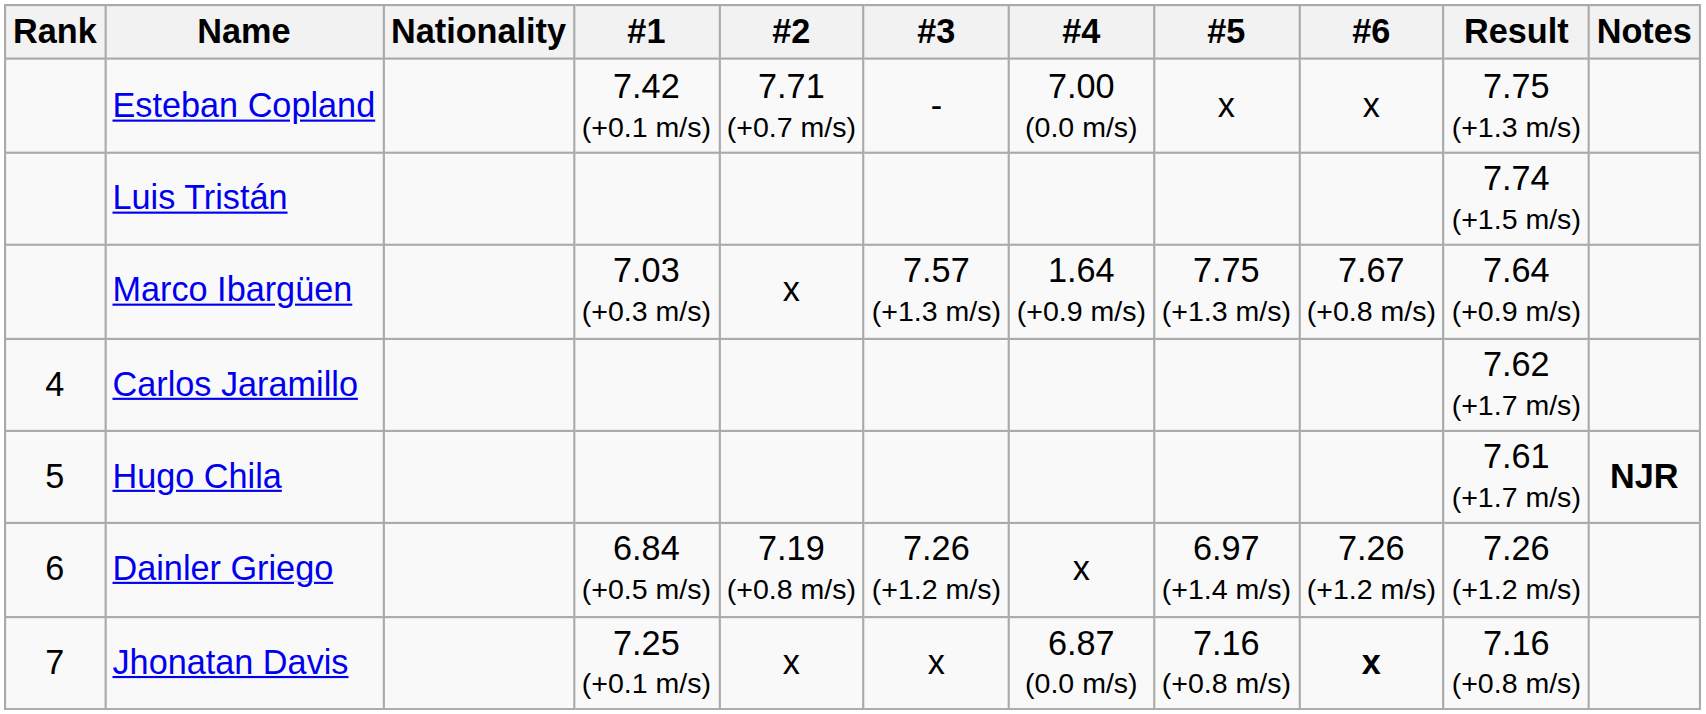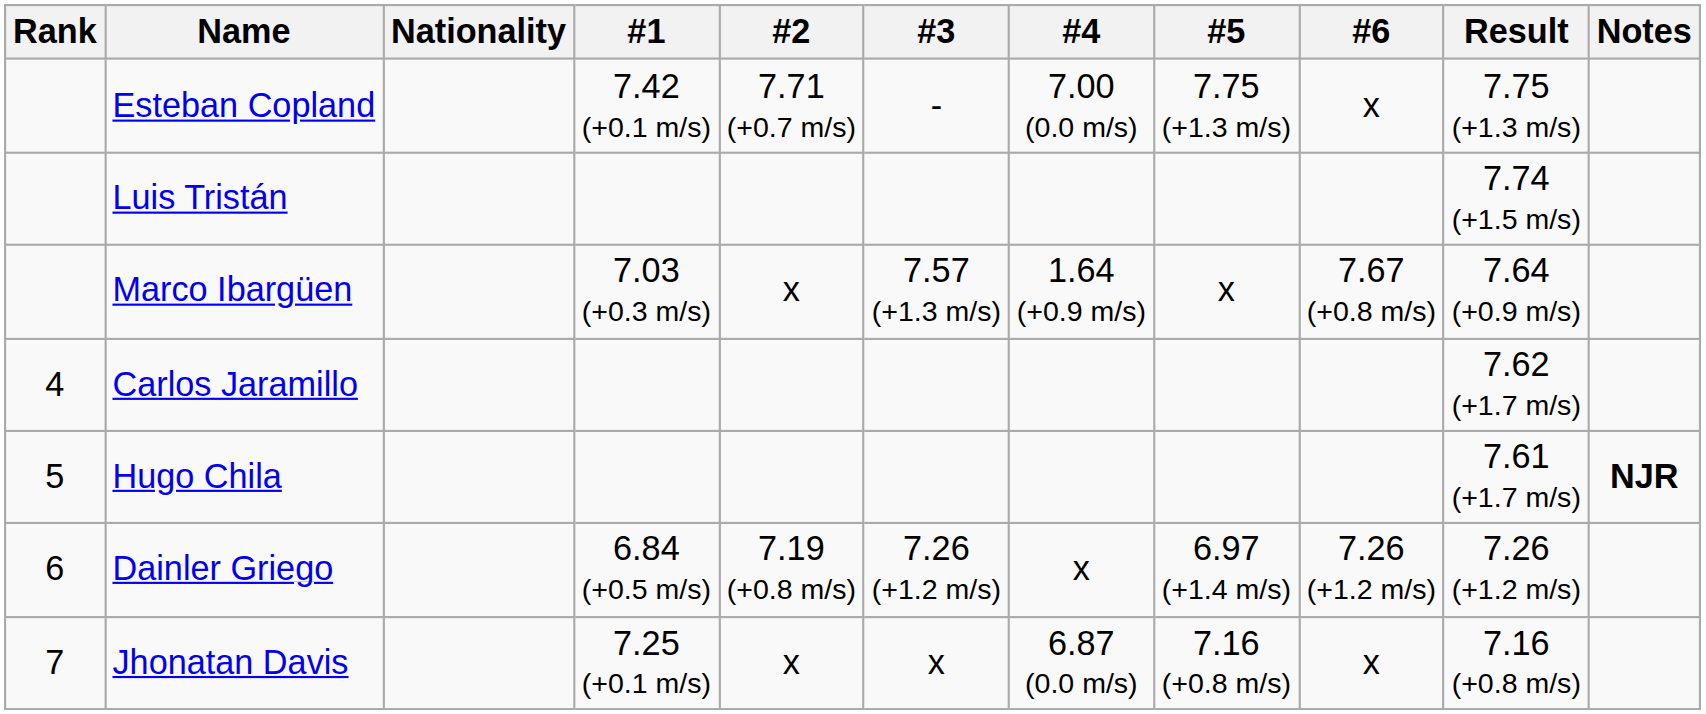(1226, 105) x -> (1226, 105) 7.75 (+1.3 m/s)
(1226, 290) 7.75 (+1.3 m/s) -> (1226, 290) x
(1371, 662) bold -> (1371, 662) normal
